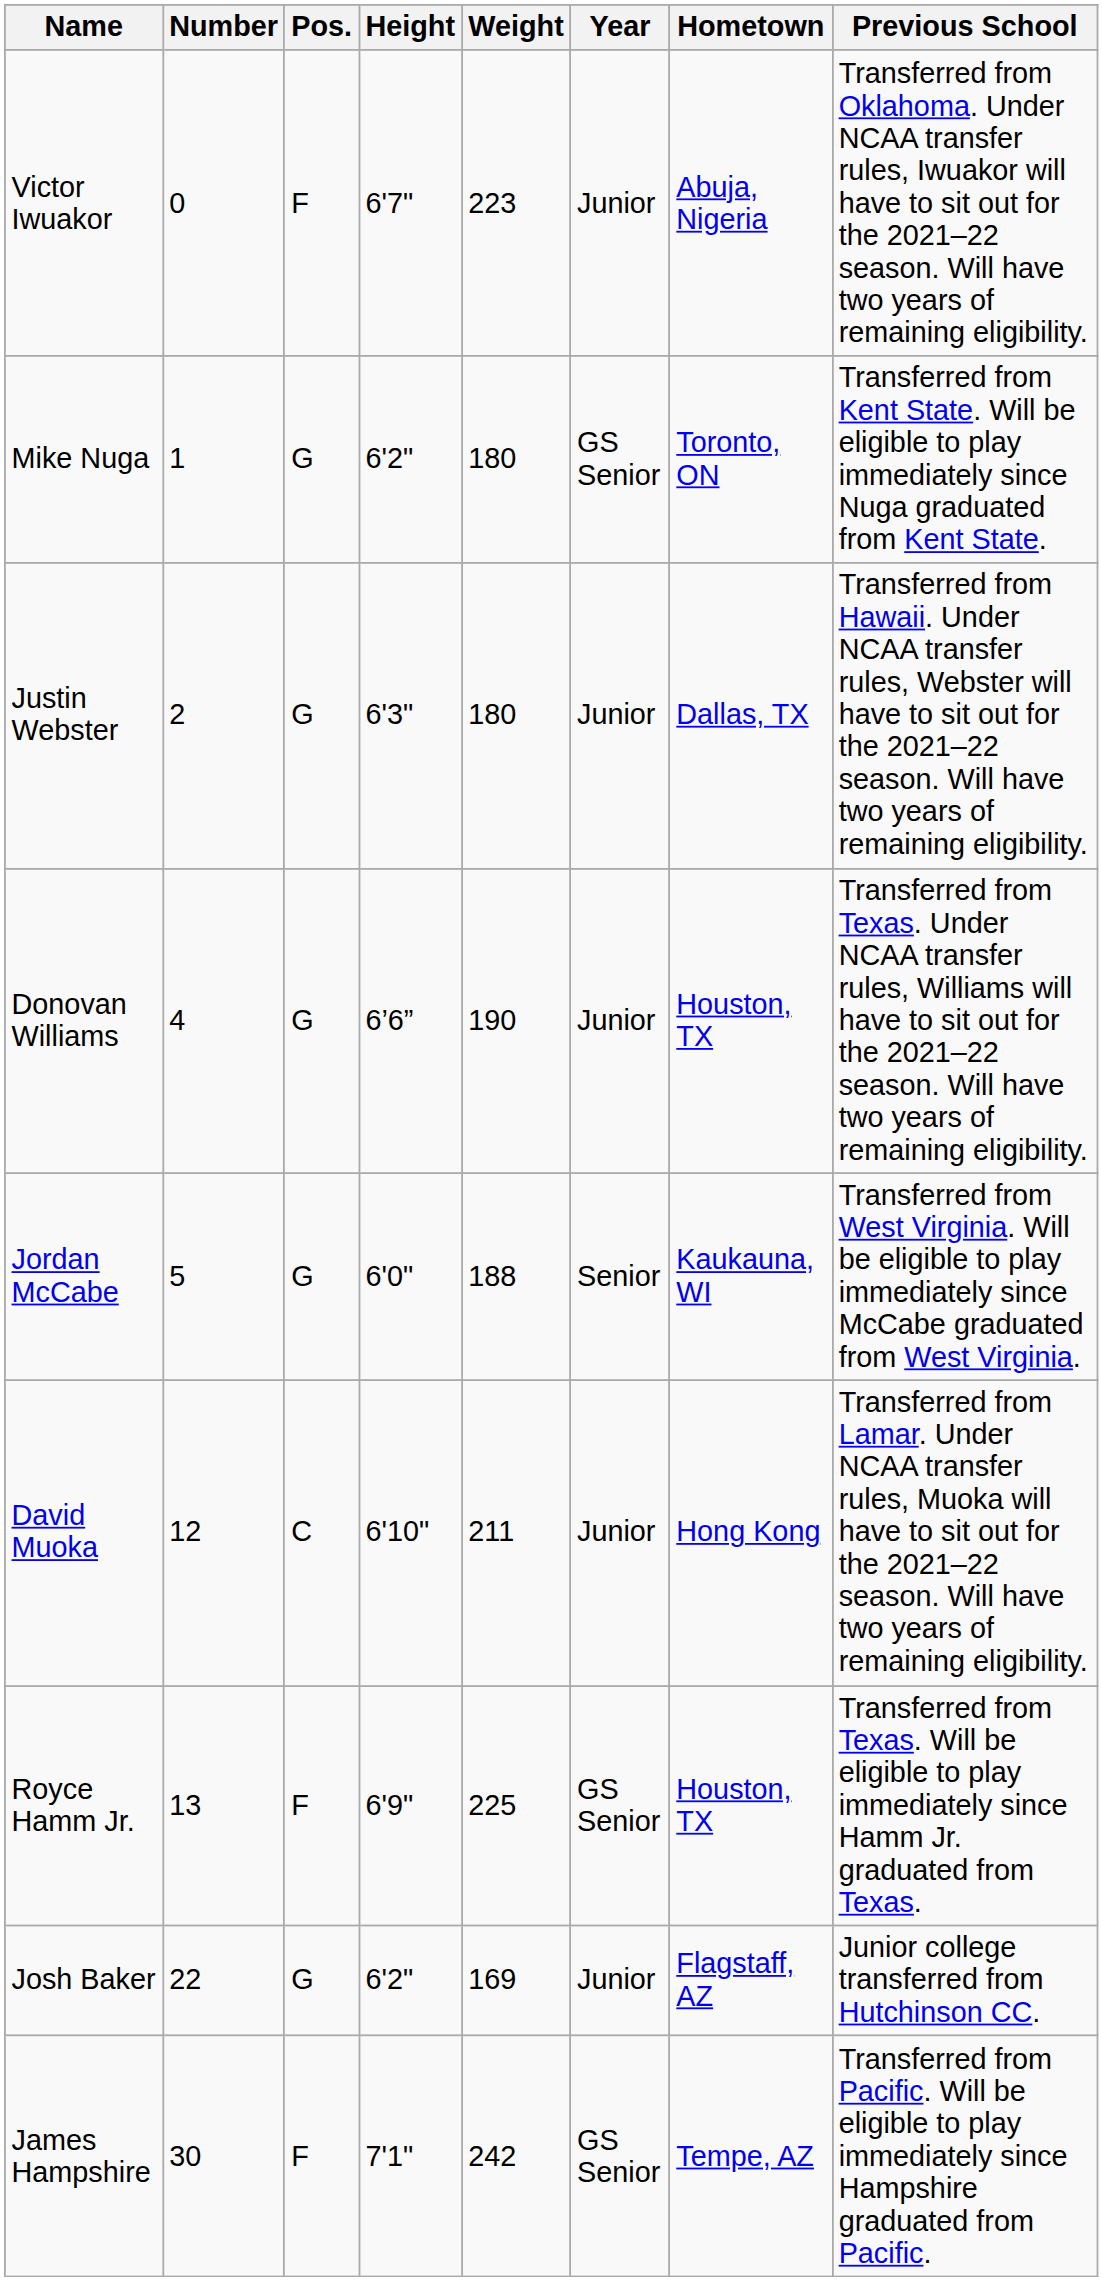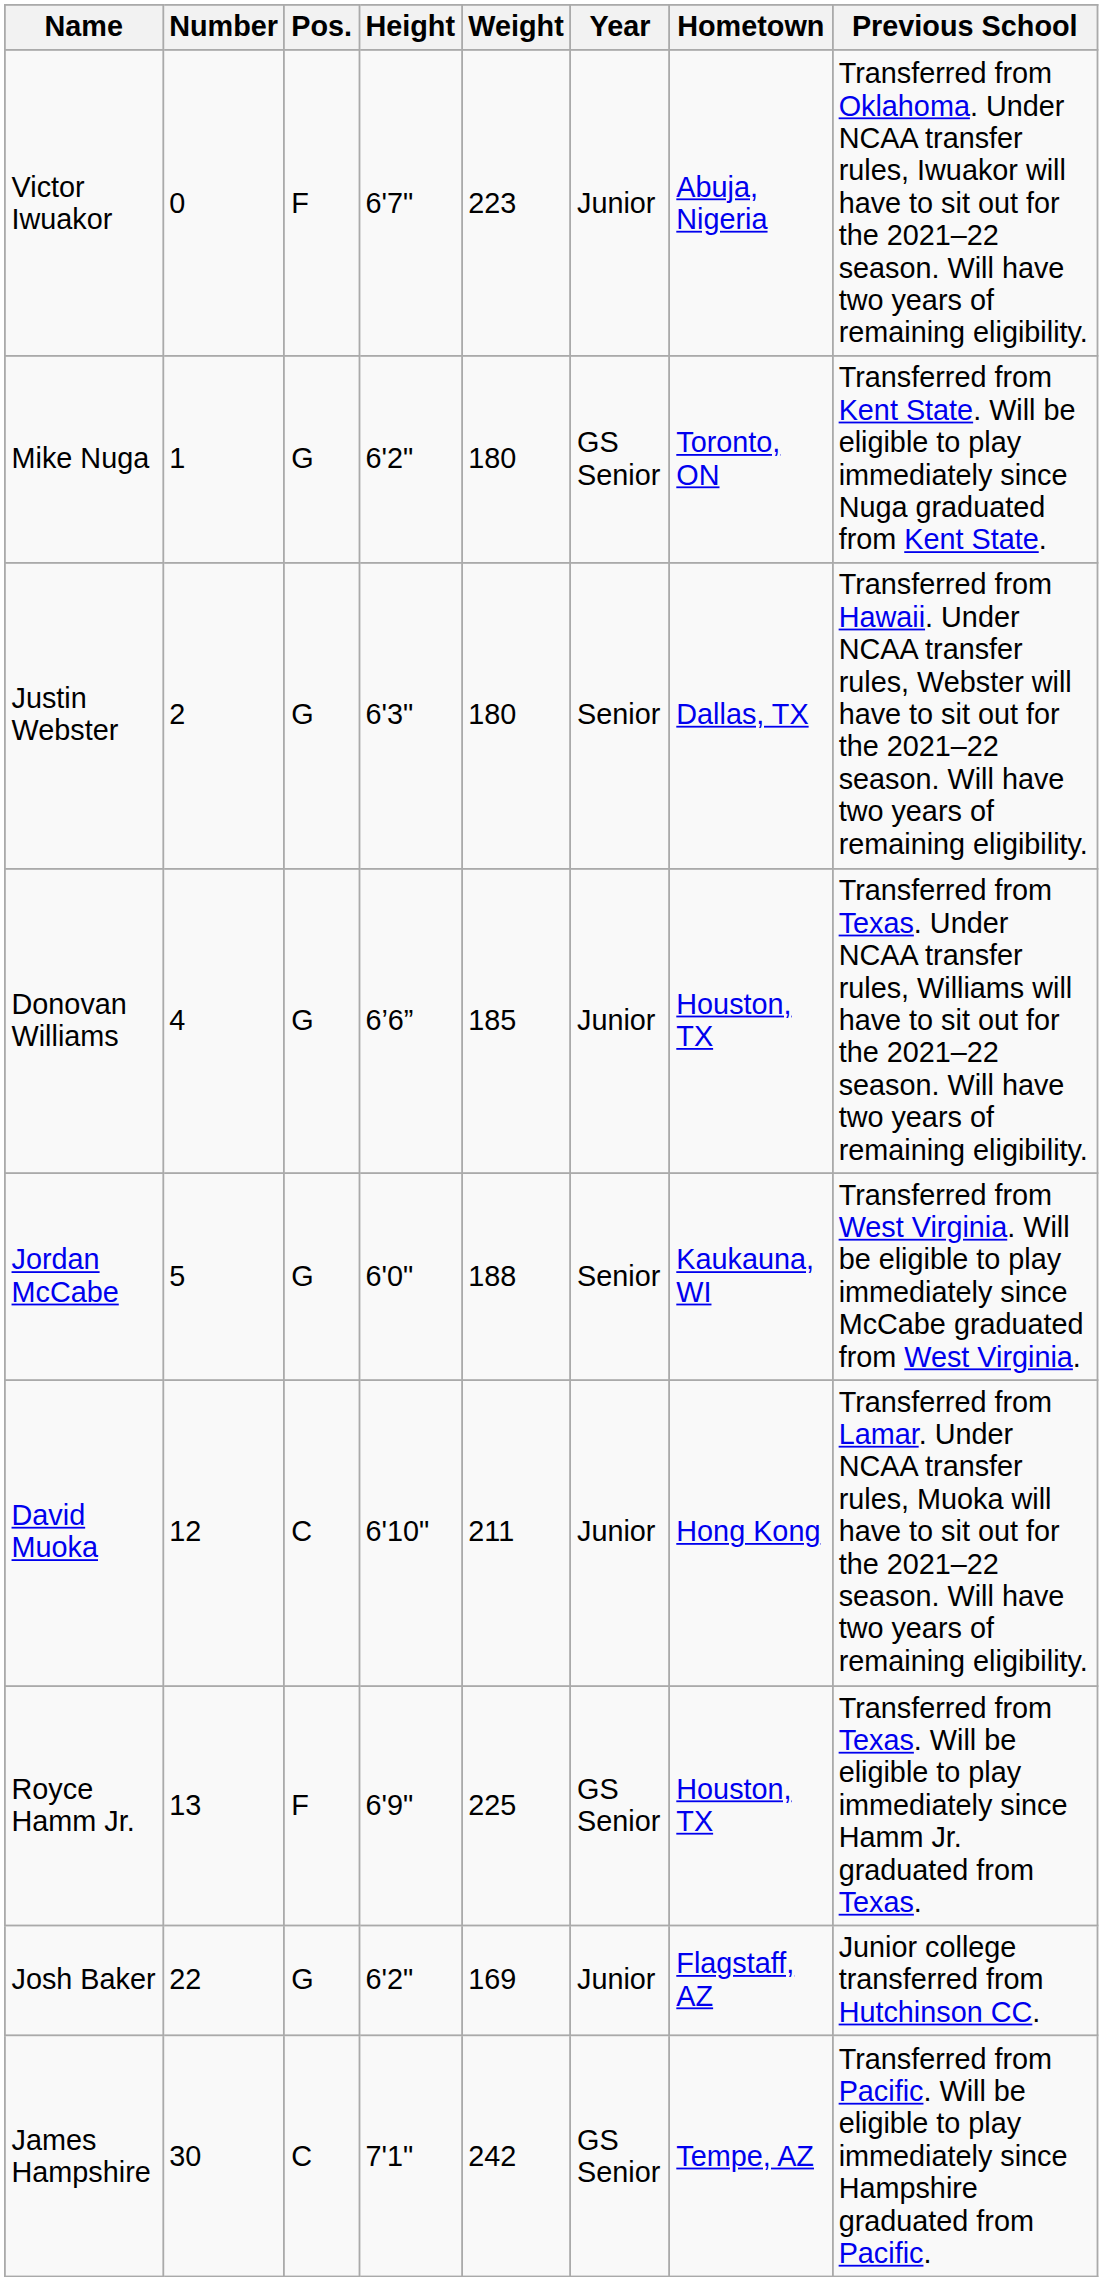(616, 715) Junior -> (619, 715) Senior
(492, 1020) 190 -> (492, 1020) 185
(300, 2155) F -> (302, 2155) C
